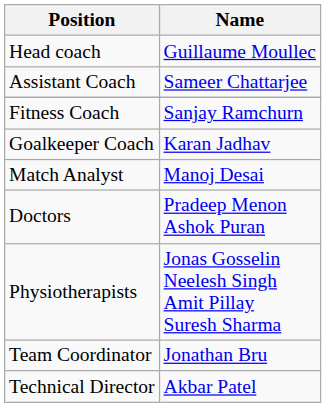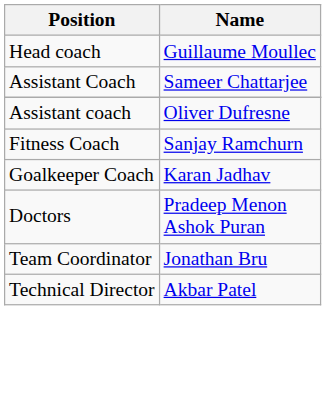+ row: (70, 112)
- row: (66, 174)
- row: (73, 291)
